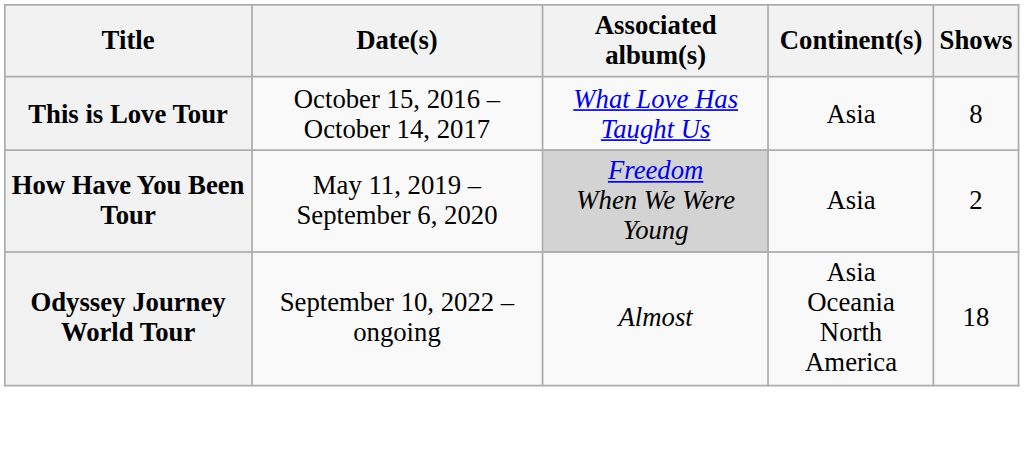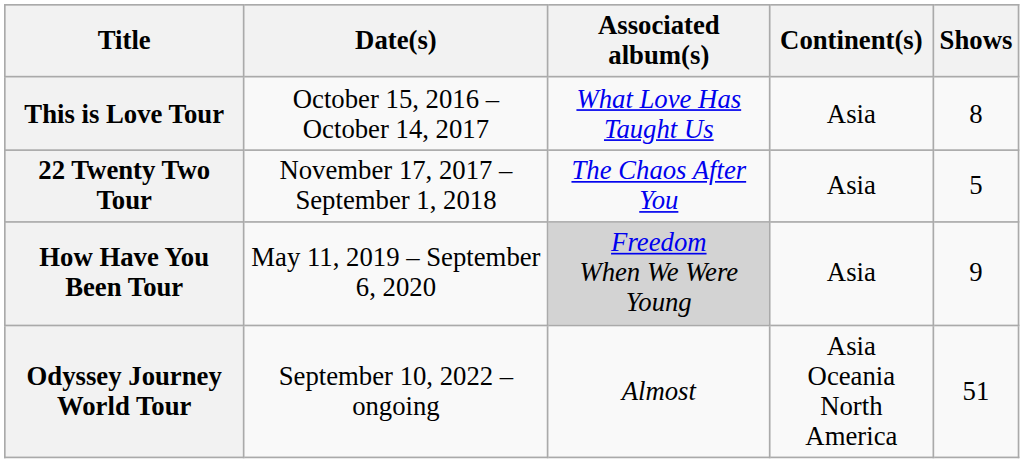+ row: (124, 185)
(976, 200) 2 -> (976, 273) 9
(976, 318) 18 -> (976, 390) 51
